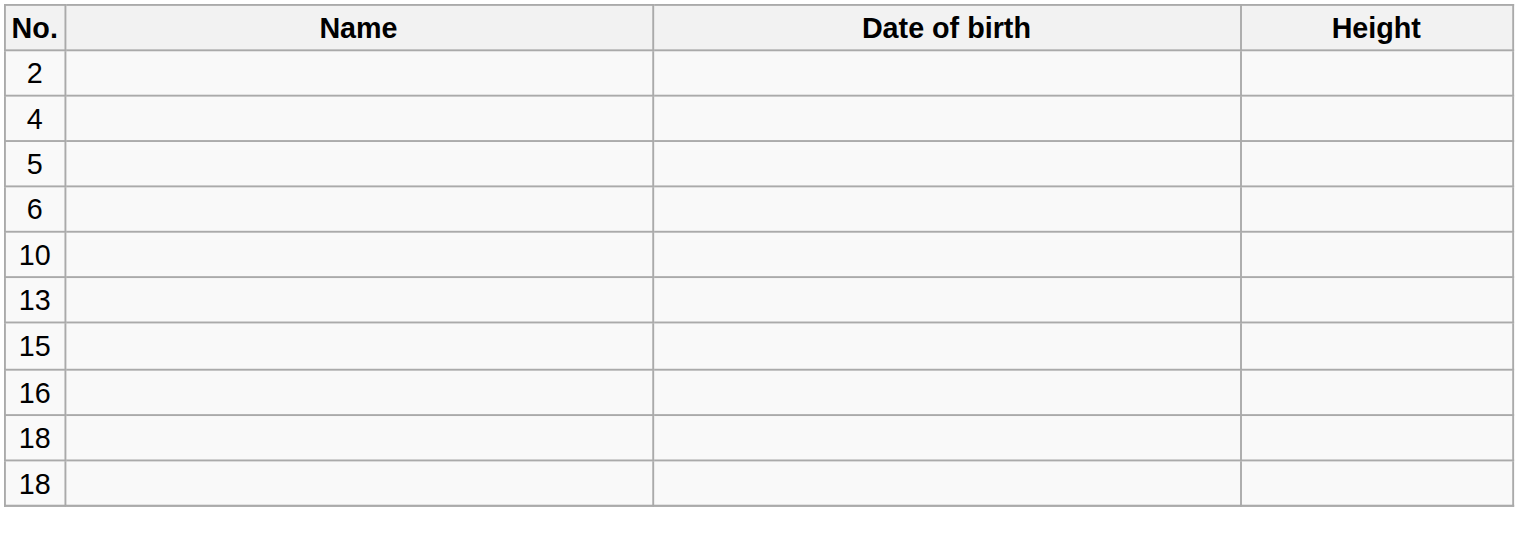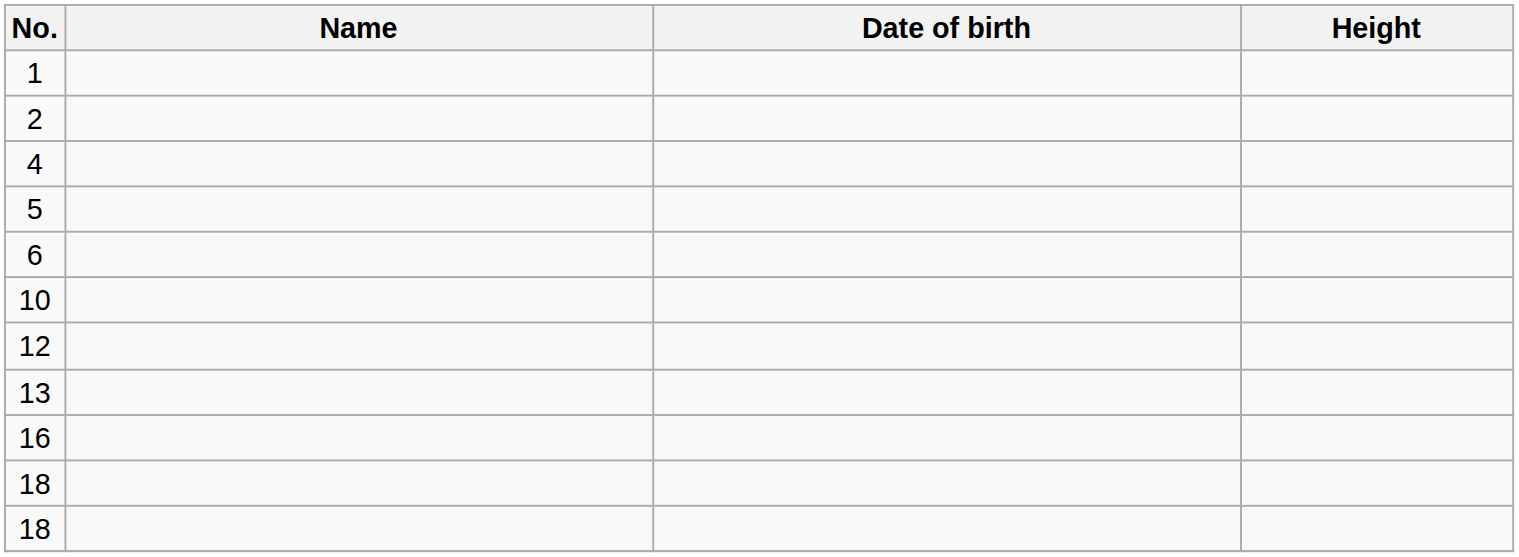+ row: (35, 73)
+ row: (35, 346)
- row: (35, 346)
